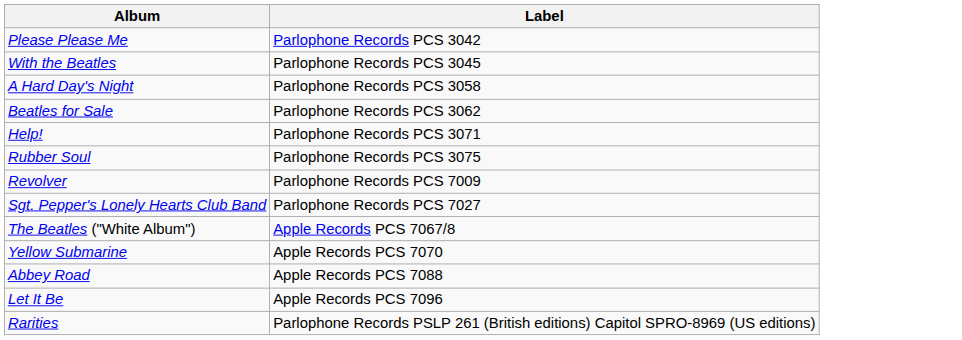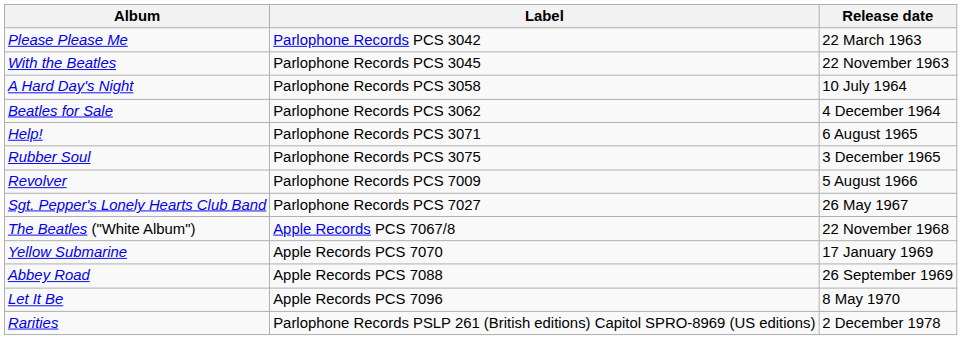+ column: (888, 16)
